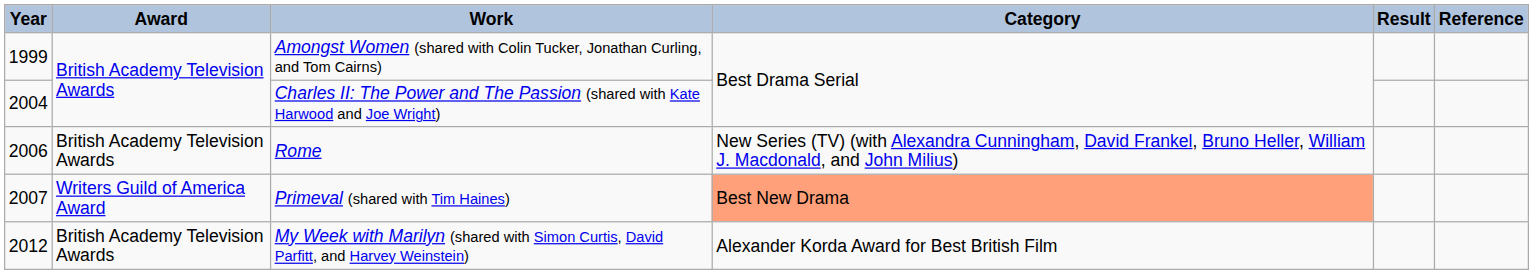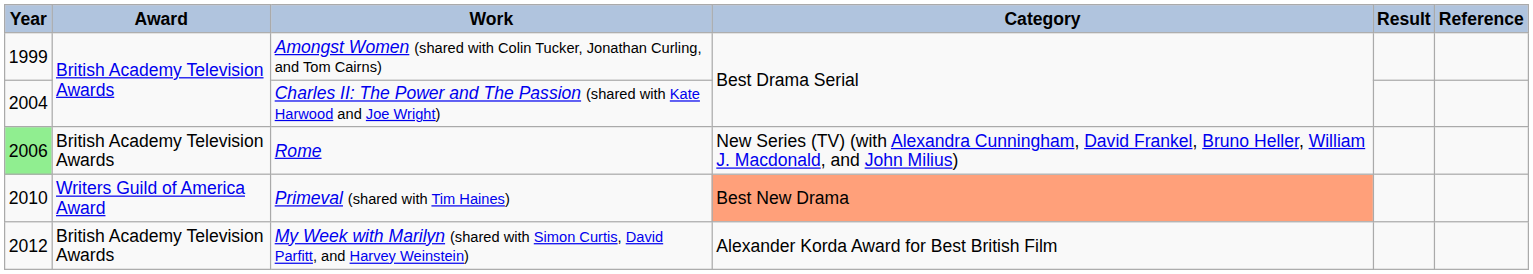(28, 151) no background -> (28, 151) lightgreen background
(28, 198) 2007 -> (28, 198) 2010
